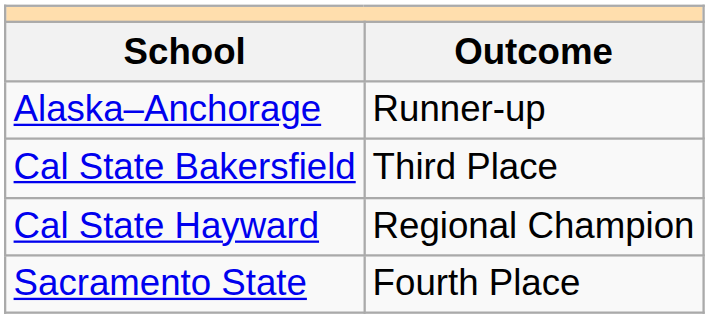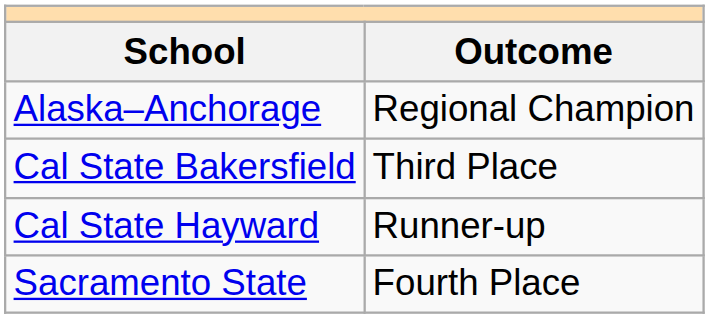(459, 109) Runner-up -> (534, 109) Regional Champion
(534, 225) Regional Champion -> (459, 225) Runner-up
